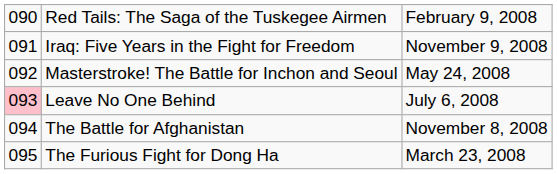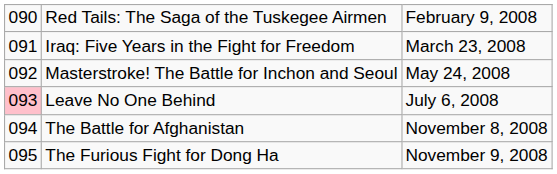(477, 45) November 9, 2008 -> (466, 45) March 23, 2008
(466, 155) March 23, 2008 -> (477, 155) November 9, 2008
